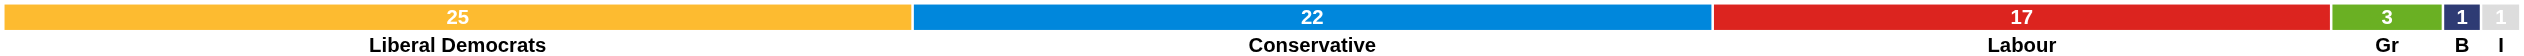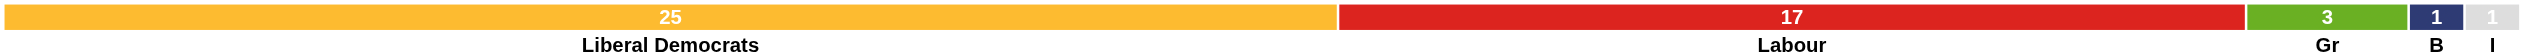- column: (1312, 17)
